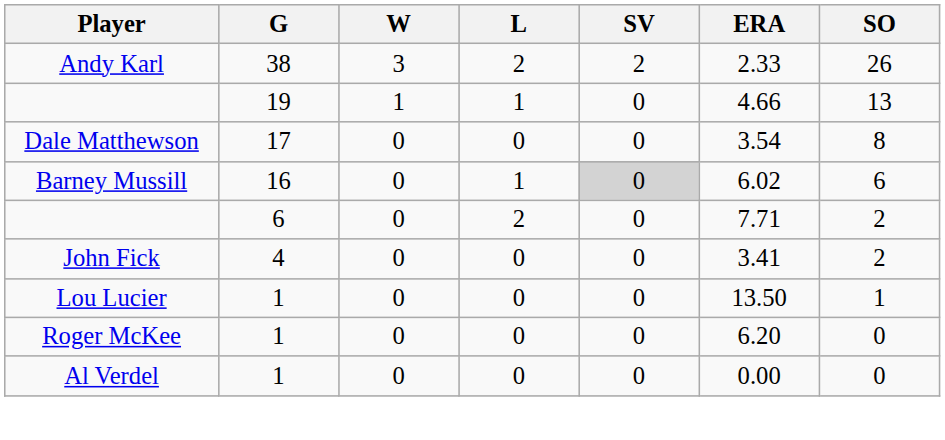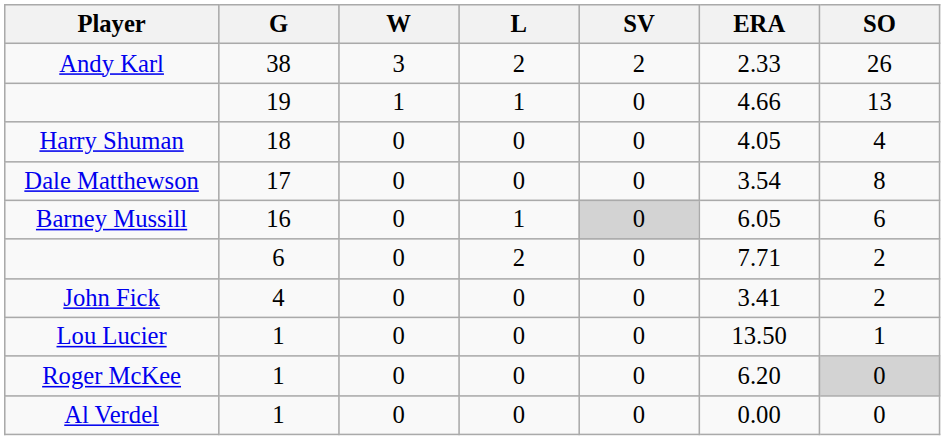+ row: (112, 141)
(759, 180) 6.02 -> (759, 219) 6.05
(879, 336) no background -> (879, 375) lightgrey background
